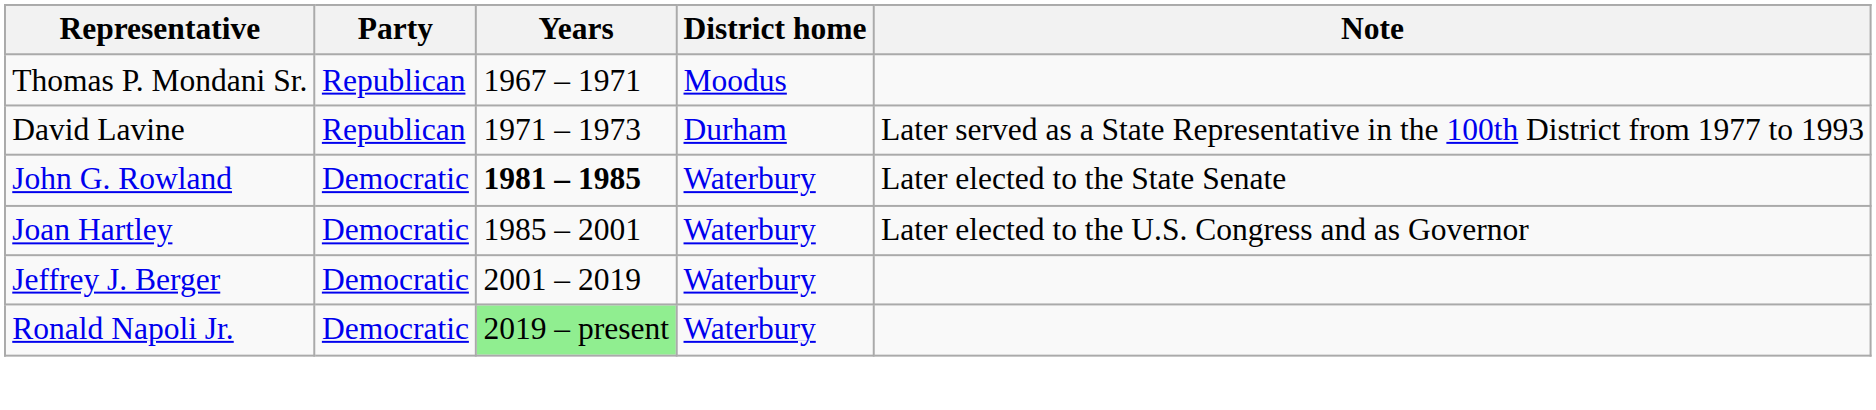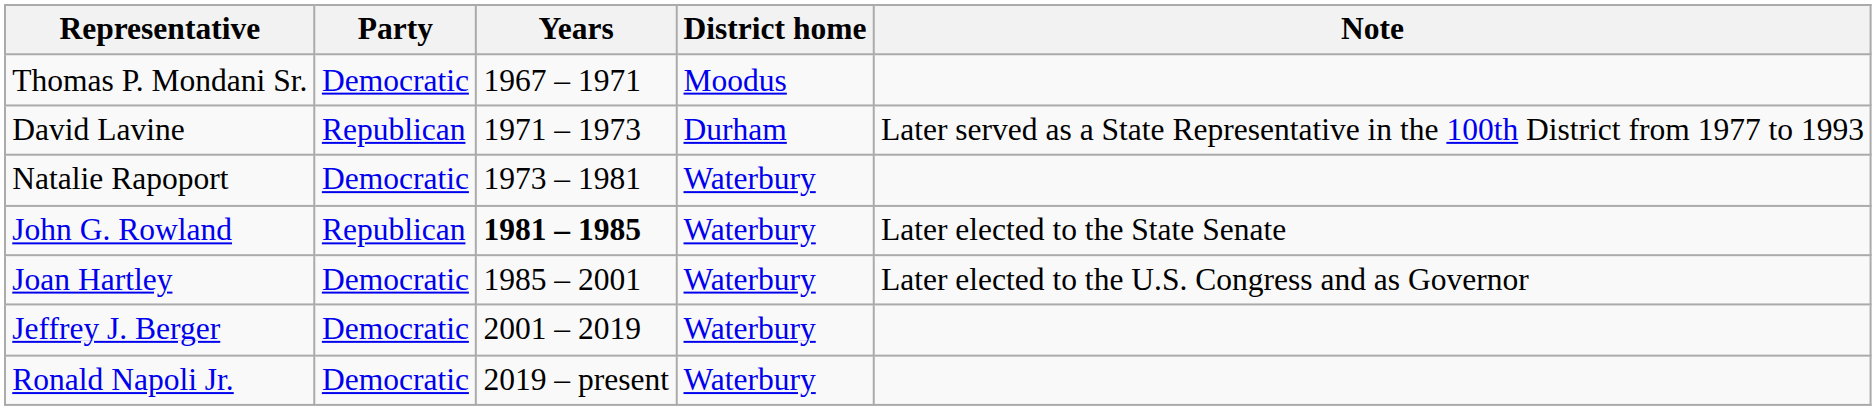(394, 79) Republican -> (395, 79) Democratic
+ row: (120, 179)
(395, 179) Democratic -> (394, 229) Republican
(576, 329) lightgreen background -> (576, 379) no background
